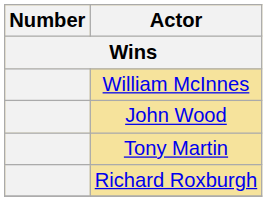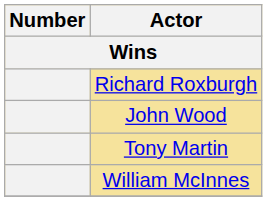rows swapped: (176, 180) <-> (176, 84)
